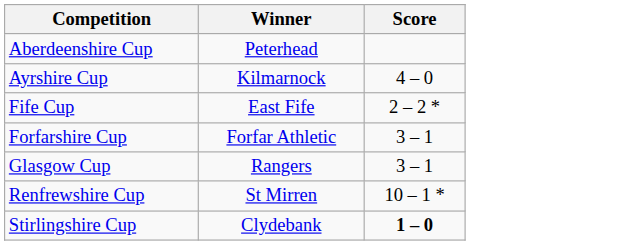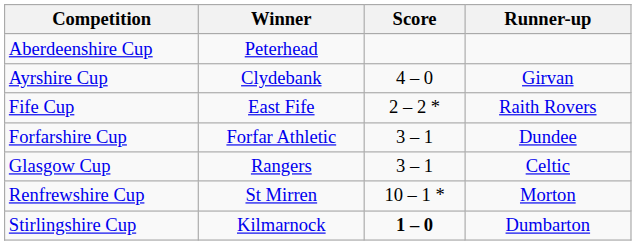+ column: (548, 19)
(281, 78) Kilmarnock -> (281, 78) Clydebank
(281, 225) Clydebank -> (281, 225) Kilmarnock
